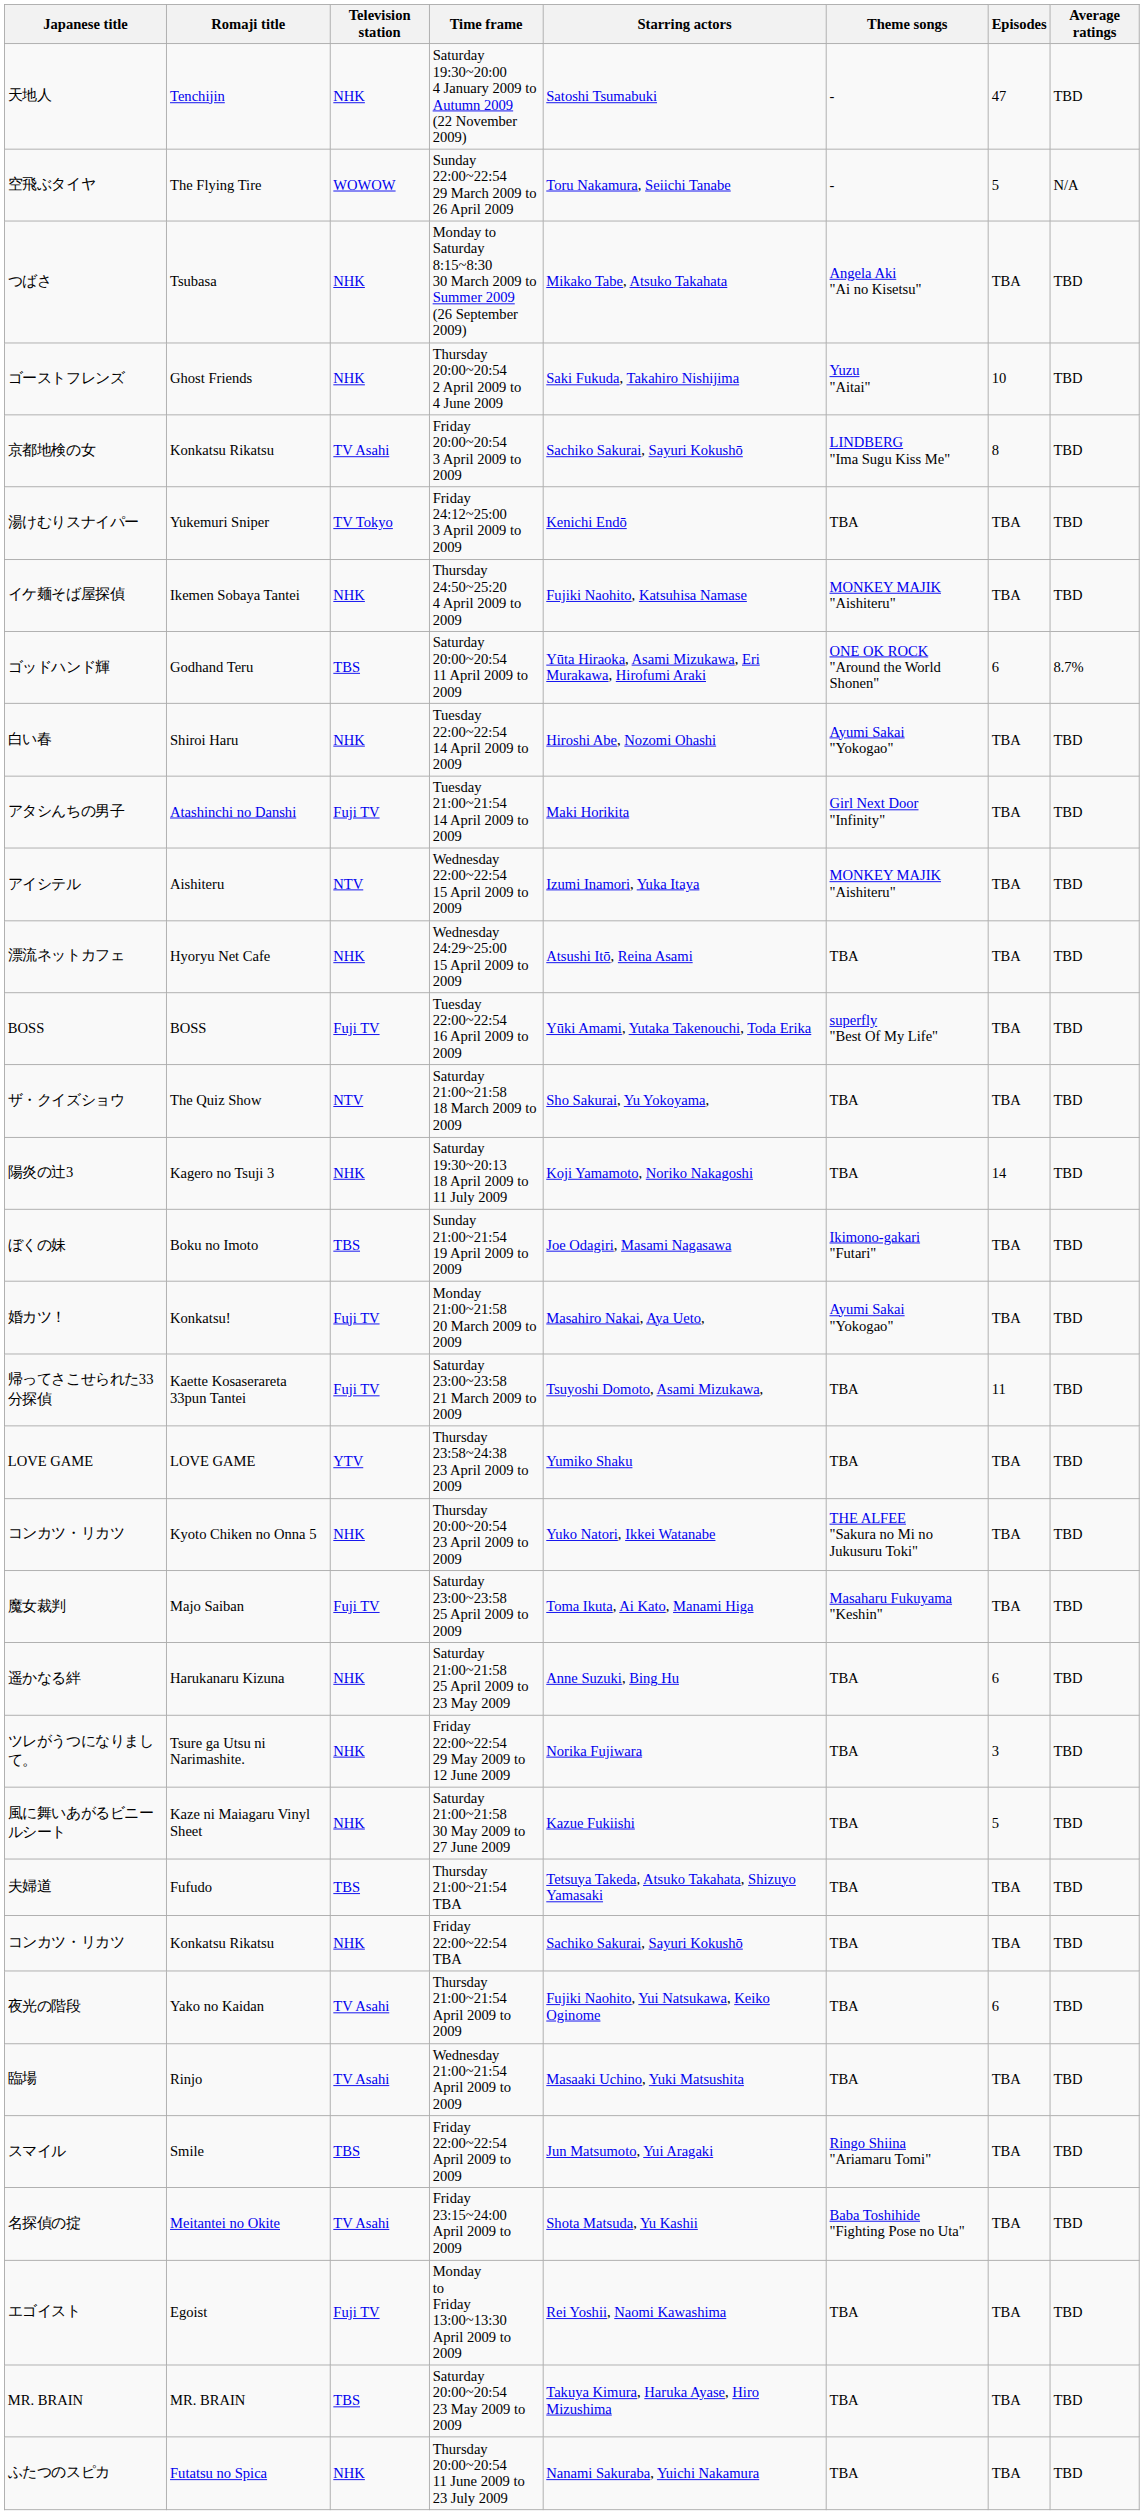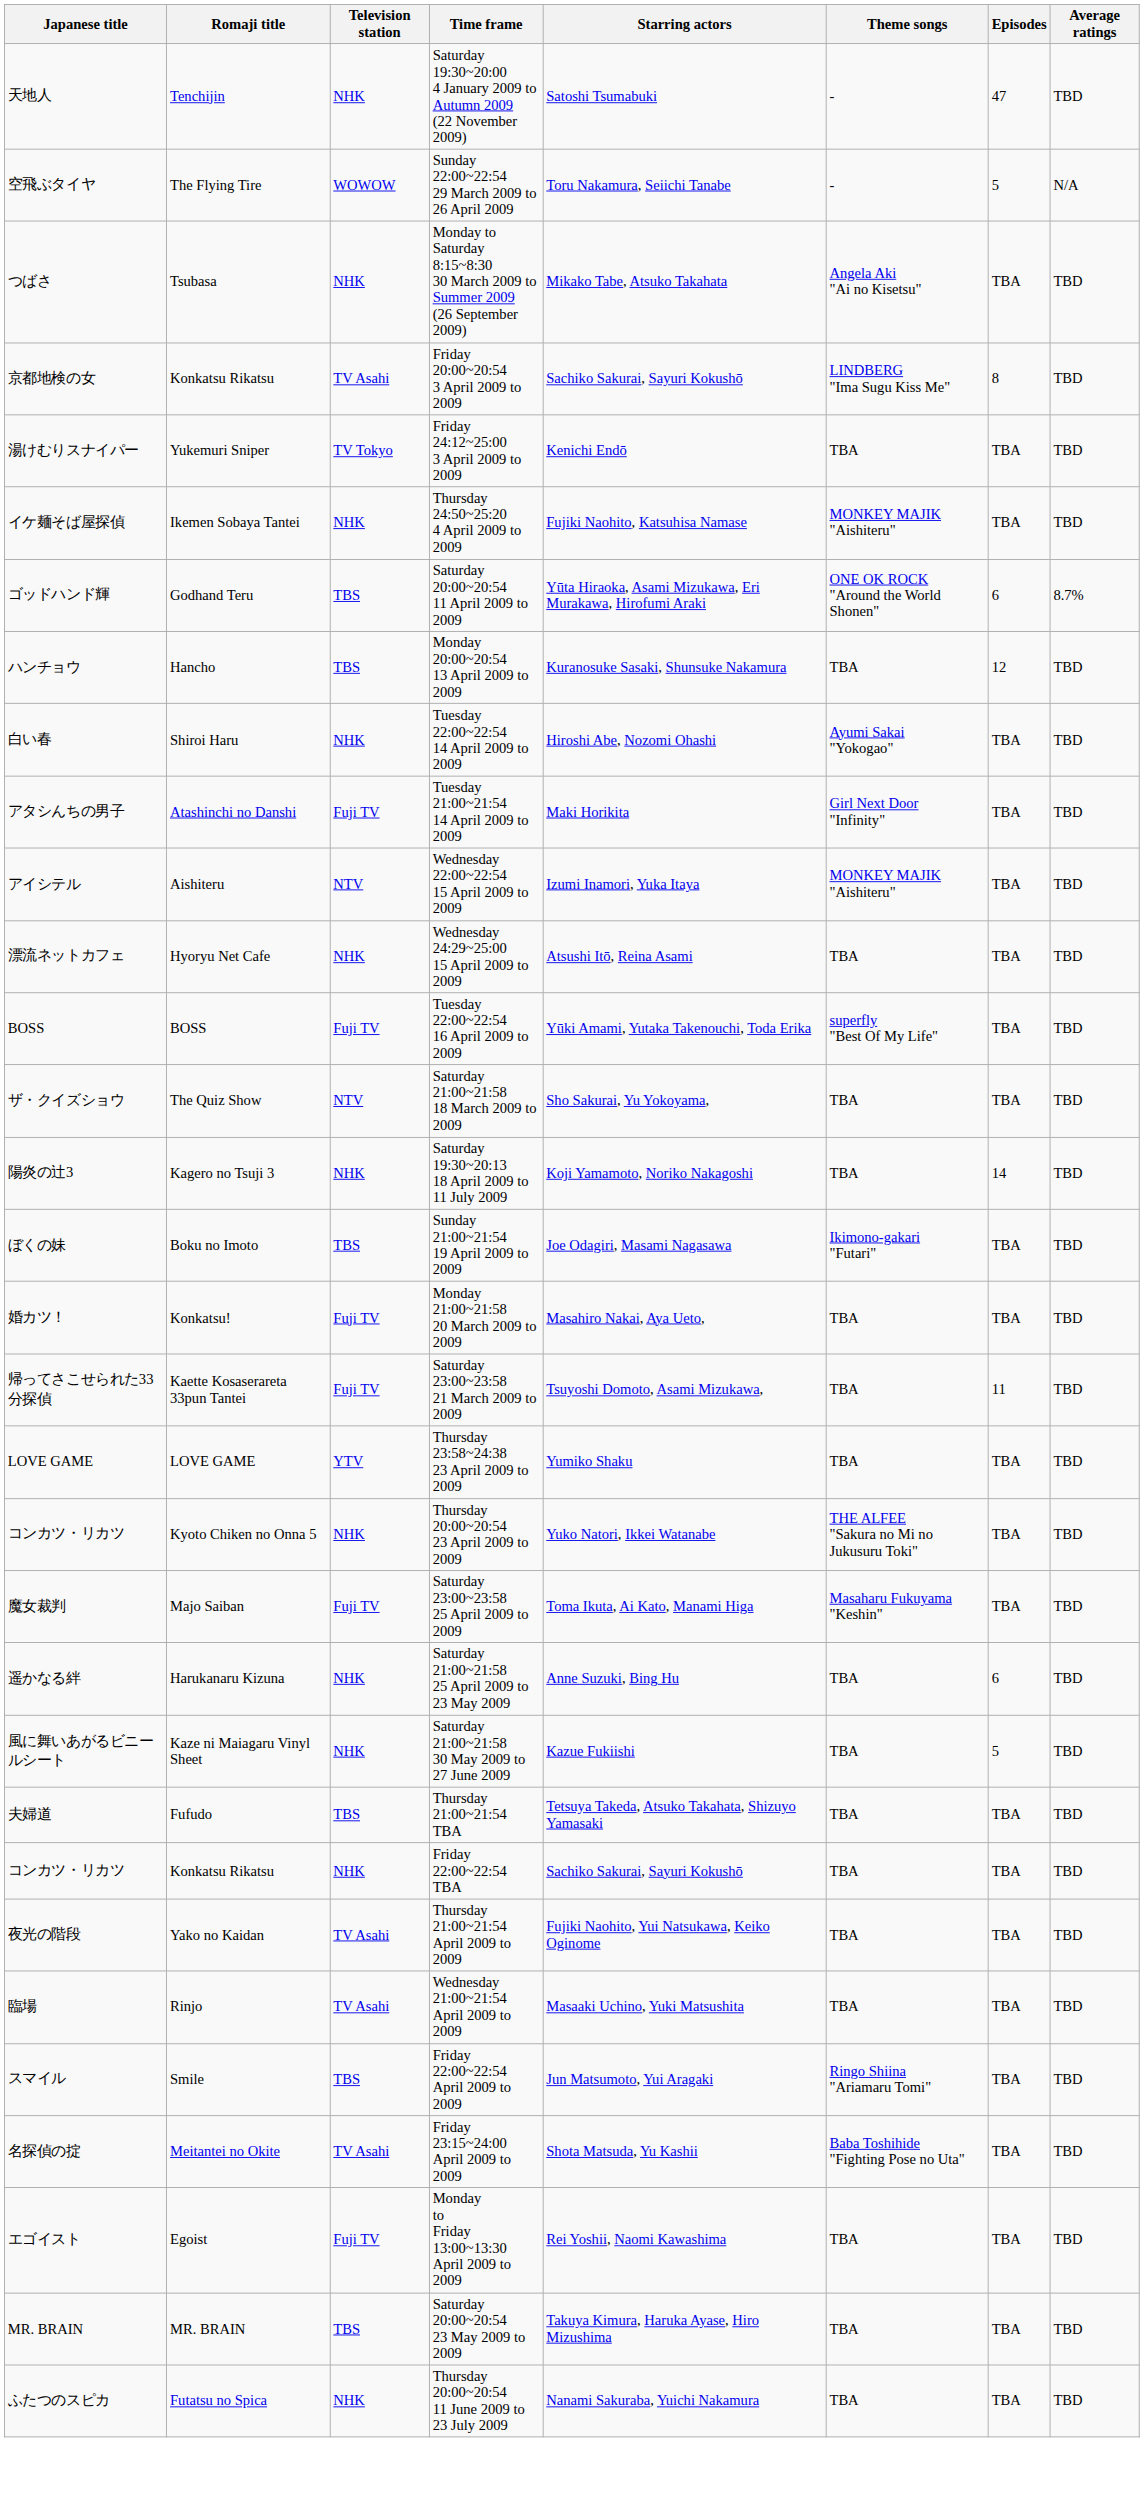- row: (477, 378)
+ row: (481, 667)
(867, 1317) Ayumi Sakai "Yokogao" -> (844, 1317) TBA
- row: (479, 1751)
(995, 2007) 6 -> (1006, 1935) TBA
